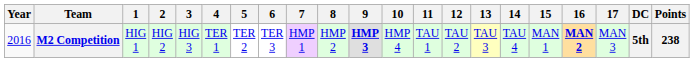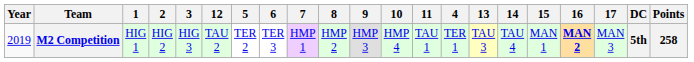columns swapped: (216, 13) <-> (456, 13)
(19, 40) 2016 -> (19, 40) 2019
(365, 40) bold -> (365, 40) normal
(670, 40) 238 -> (668, 40) 258
